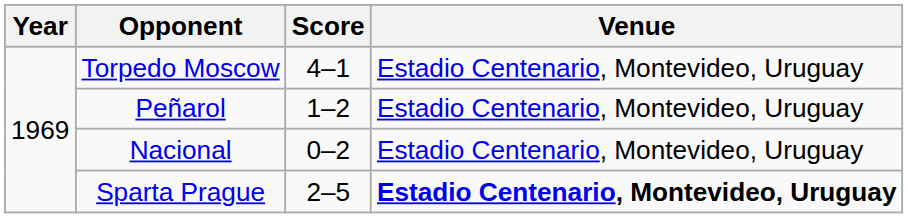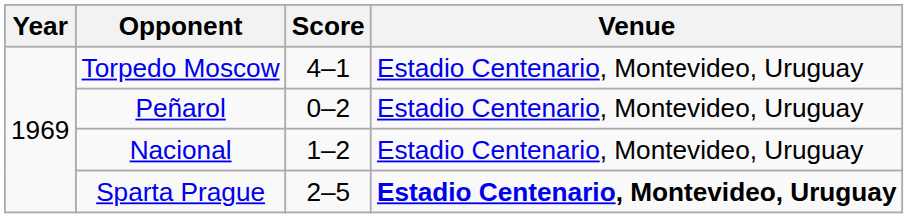(328, 109) 1–2 -> (328, 109) 0–2
(328, 150) 0–2 -> (328, 150) 1–2
